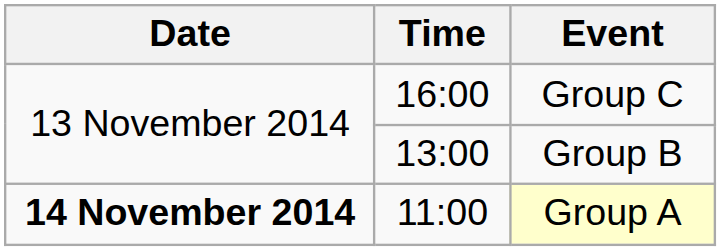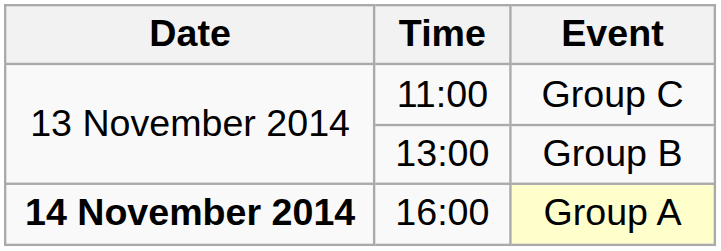(442, 93) 16:00 -> (442, 93) 11:00
(442, 213) 11:00 -> (442, 213) 16:00
